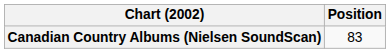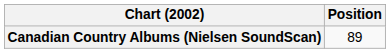(355, 37) 83 -> (355, 37) 89
